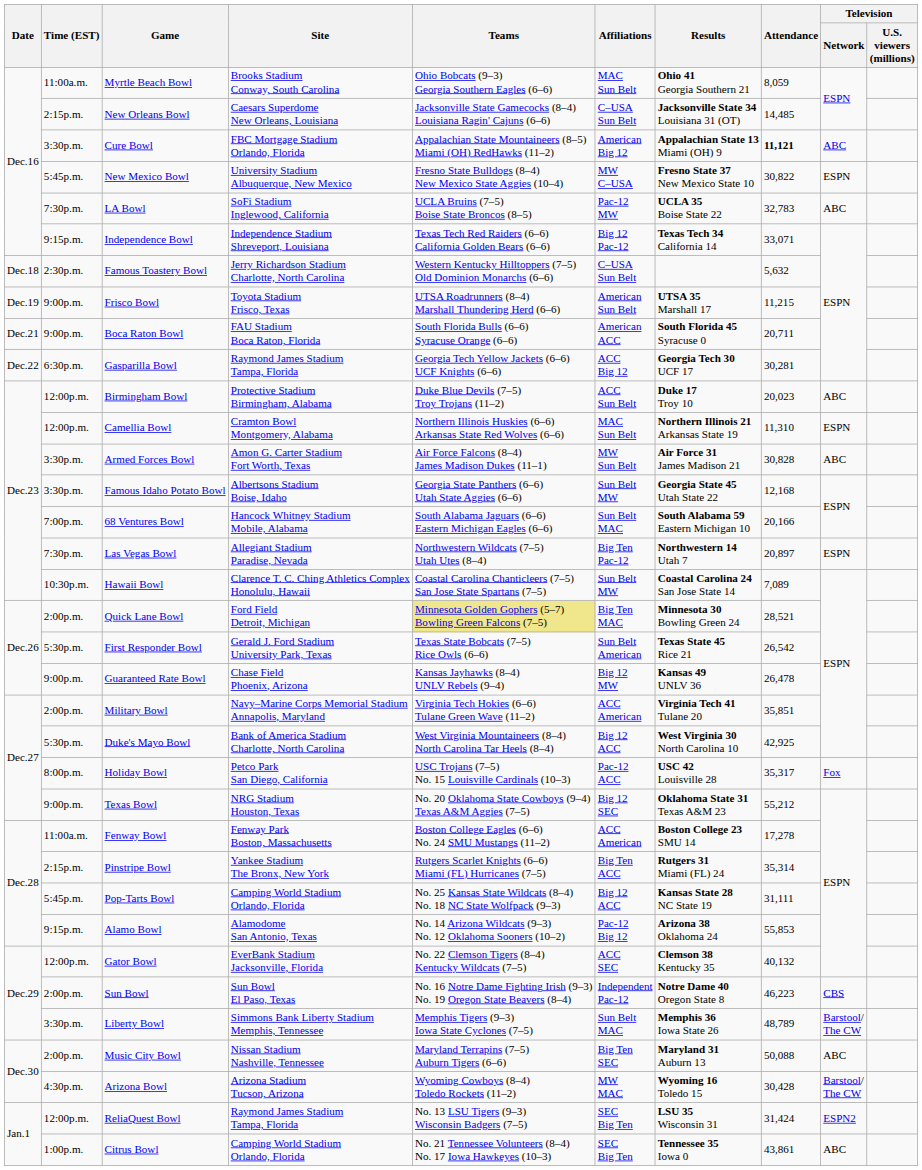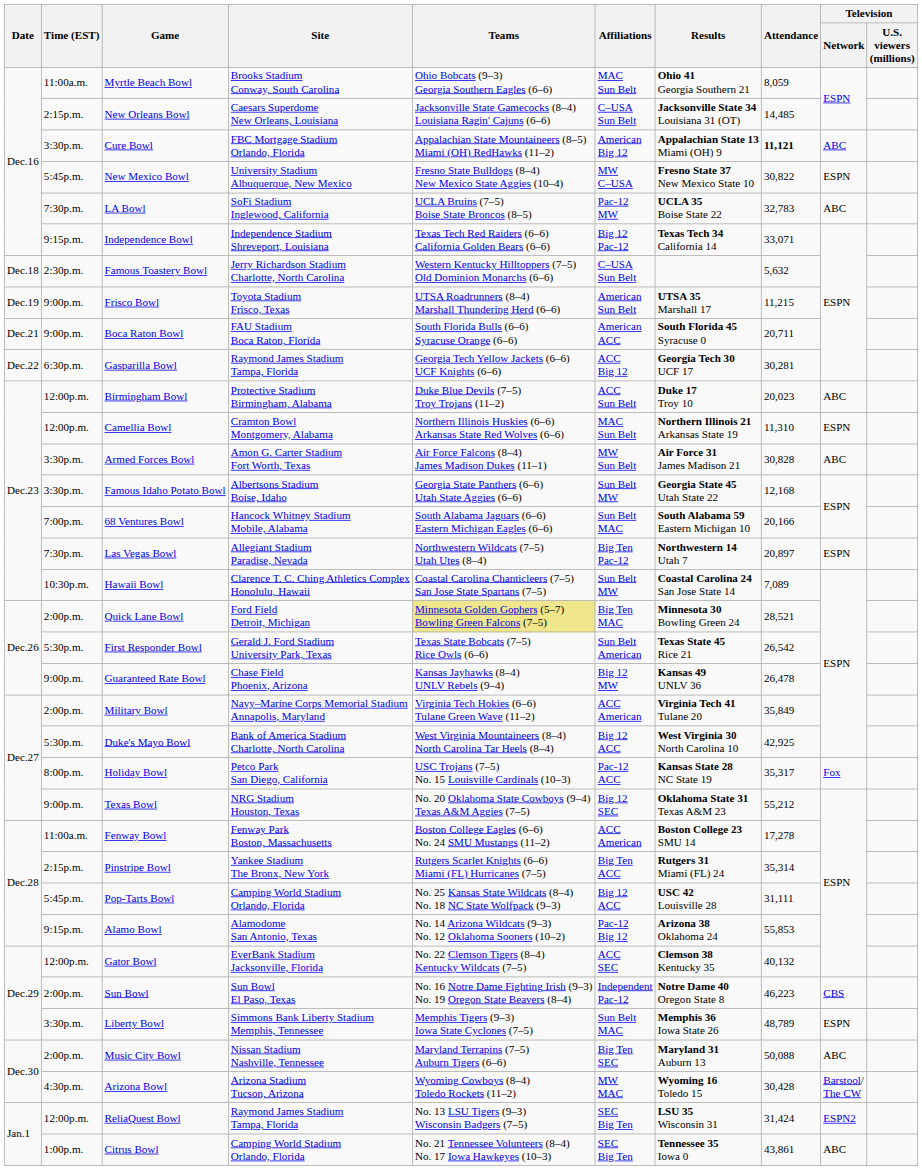(779, 710) 35,851 -> (779, 710) 35,849
(687, 773) USC 42 Louisville 28 -> (695, 773) Kansas State 28 NC State 19
(695, 899) Kansas State 28 NC State 19 -> (687, 899) USC 42 Louisville 28
(844, 1024) Barstool/ The CW -> (837, 1024) ESPN
